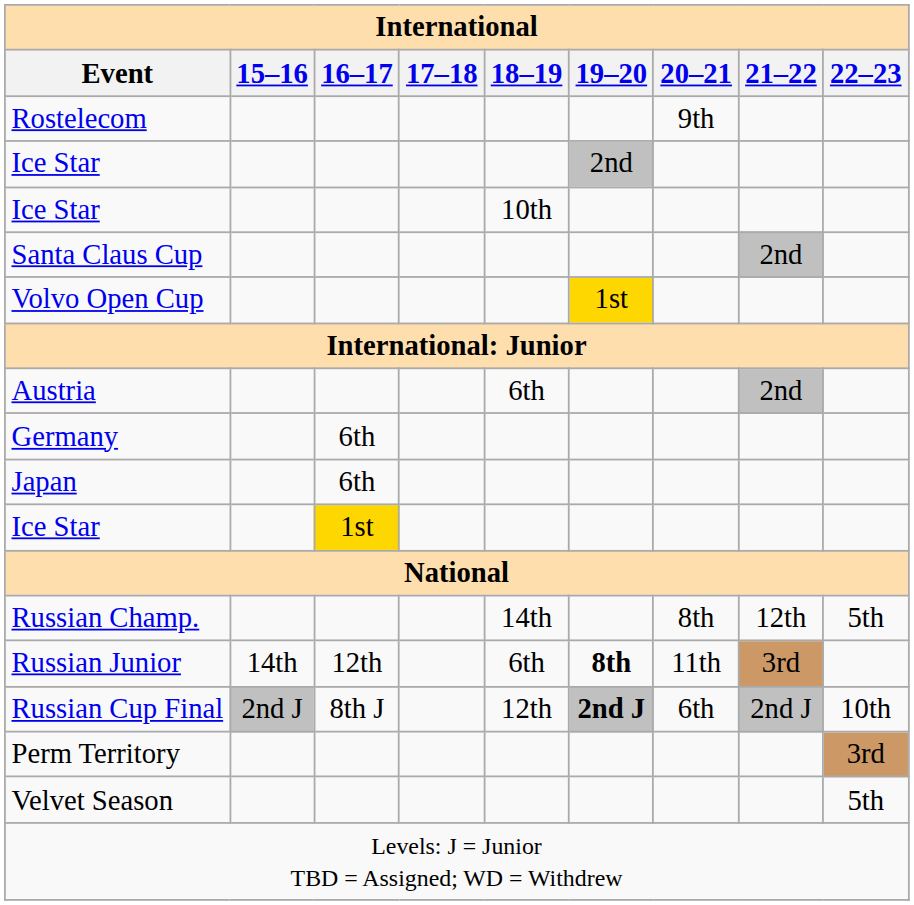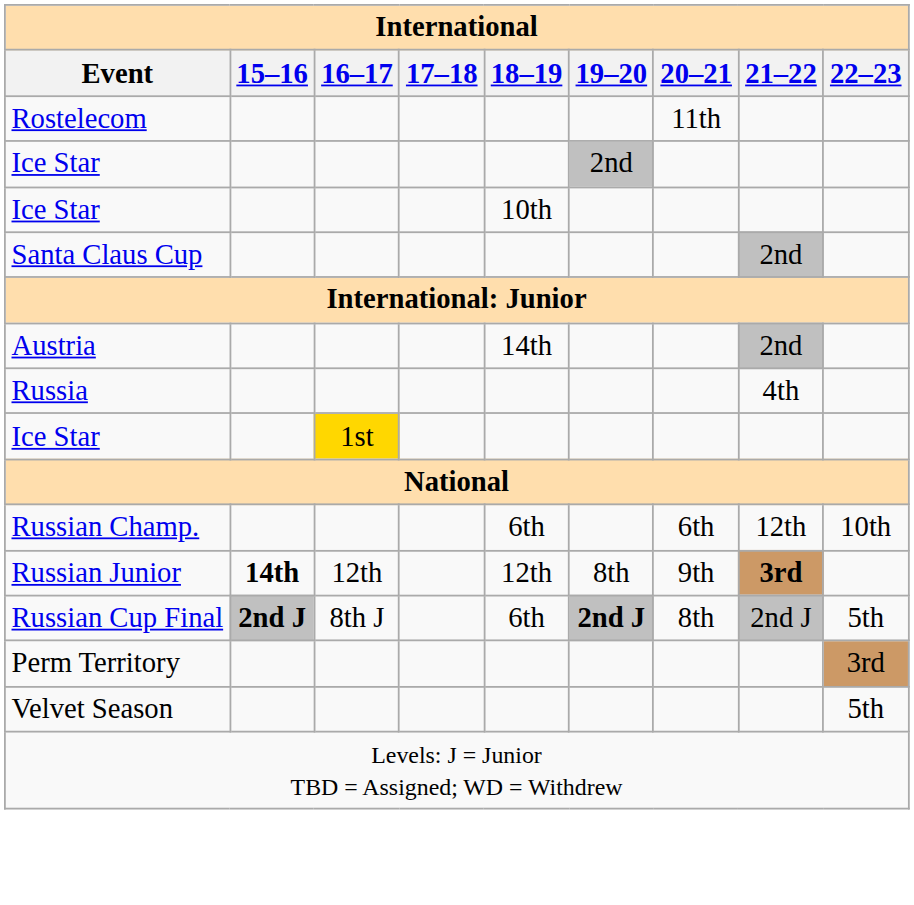(696, 118) 9th -> (696, 118) 11th
- row: (107, 299)
(527, 390) 6th -> (527, 345) 14th
- row: (65, 436)
- row: (44, 481)
+ row: (50, 390)
(527, 617) 14th -> (527, 526) 6th
(696, 617) 8th -> (696, 526) 6th
(866, 617) 5th -> (866, 526) 10th
(272, 663) normal -> (272, 572) bold
(527, 663) 6th -> (527, 572) 12th
(611, 663) bold -> (611, 572) normal
(696, 663) 11th -> (696, 572) 9th
(781, 663) normal -> (781, 572) bold
(272, 708) normal -> (272, 617) bold
(527, 708) 12th -> (527, 617) 6th
(696, 708) 6th -> (696, 617) 8th
(866, 708) 10th -> (866, 617) 5th
